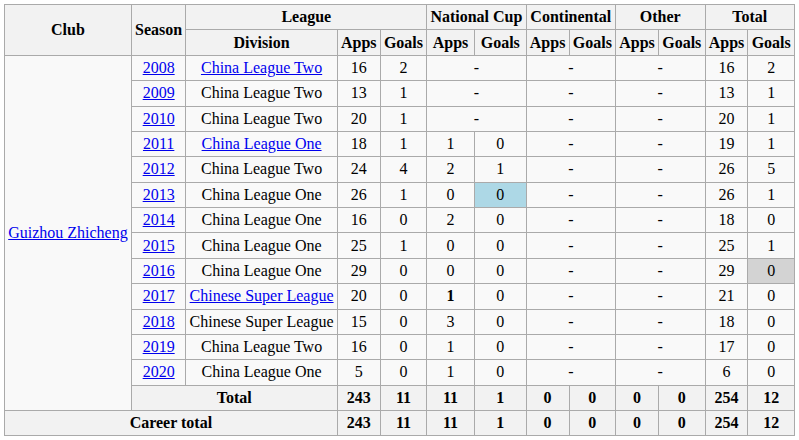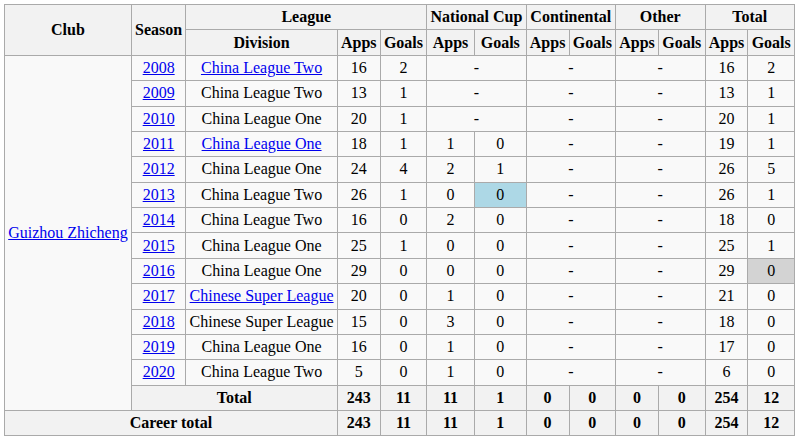(262, 118) China League Two -> (262, 118) China League One
(262, 169) China League Two -> (262, 169) China League One
(262, 194) China League One -> (262, 194) China League Two
(262, 220) China League One -> (262, 220) China League Two
(451, 296) bold -> (451, 296) normal
(262, 347) China League Two -> (262, 347) China League One
(262, 372) China League One -> (262, 372) China League Two
